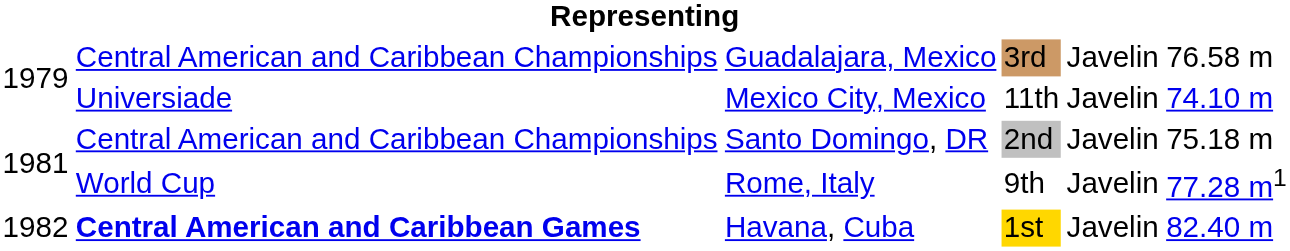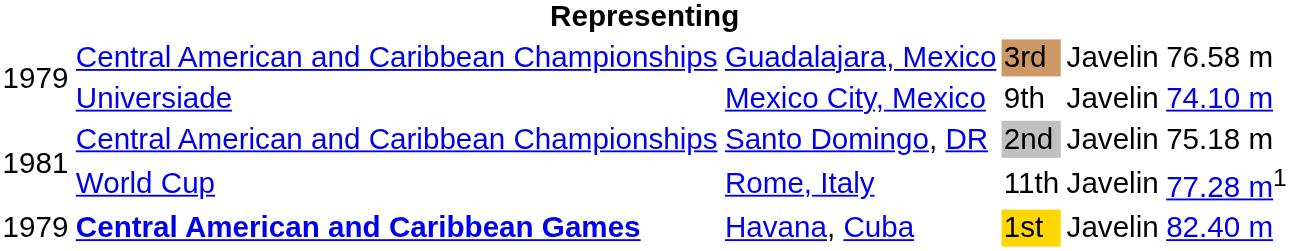(1031, 98) 11th -> (1024, 98) 9th
(1024, 183) 9th -> (1031, 183) 11th
(35, 228) 1982 -> (35, 228) 1979
